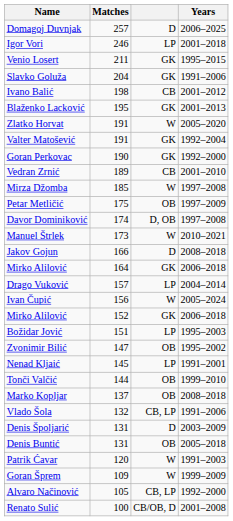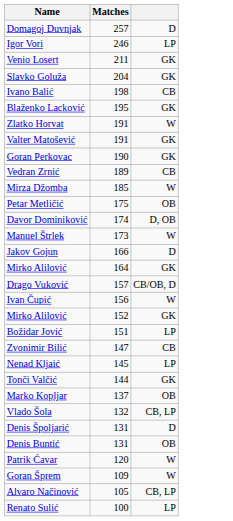- column: (203, 12)
(170, 284) LP -> (155, 284) CB/OB, D
(169, 348) OB -> (169, 348) CB
(169, 380) OB -> (169, 380) GK
(155, 508) CB/OB, D -> (170, 508) LP
